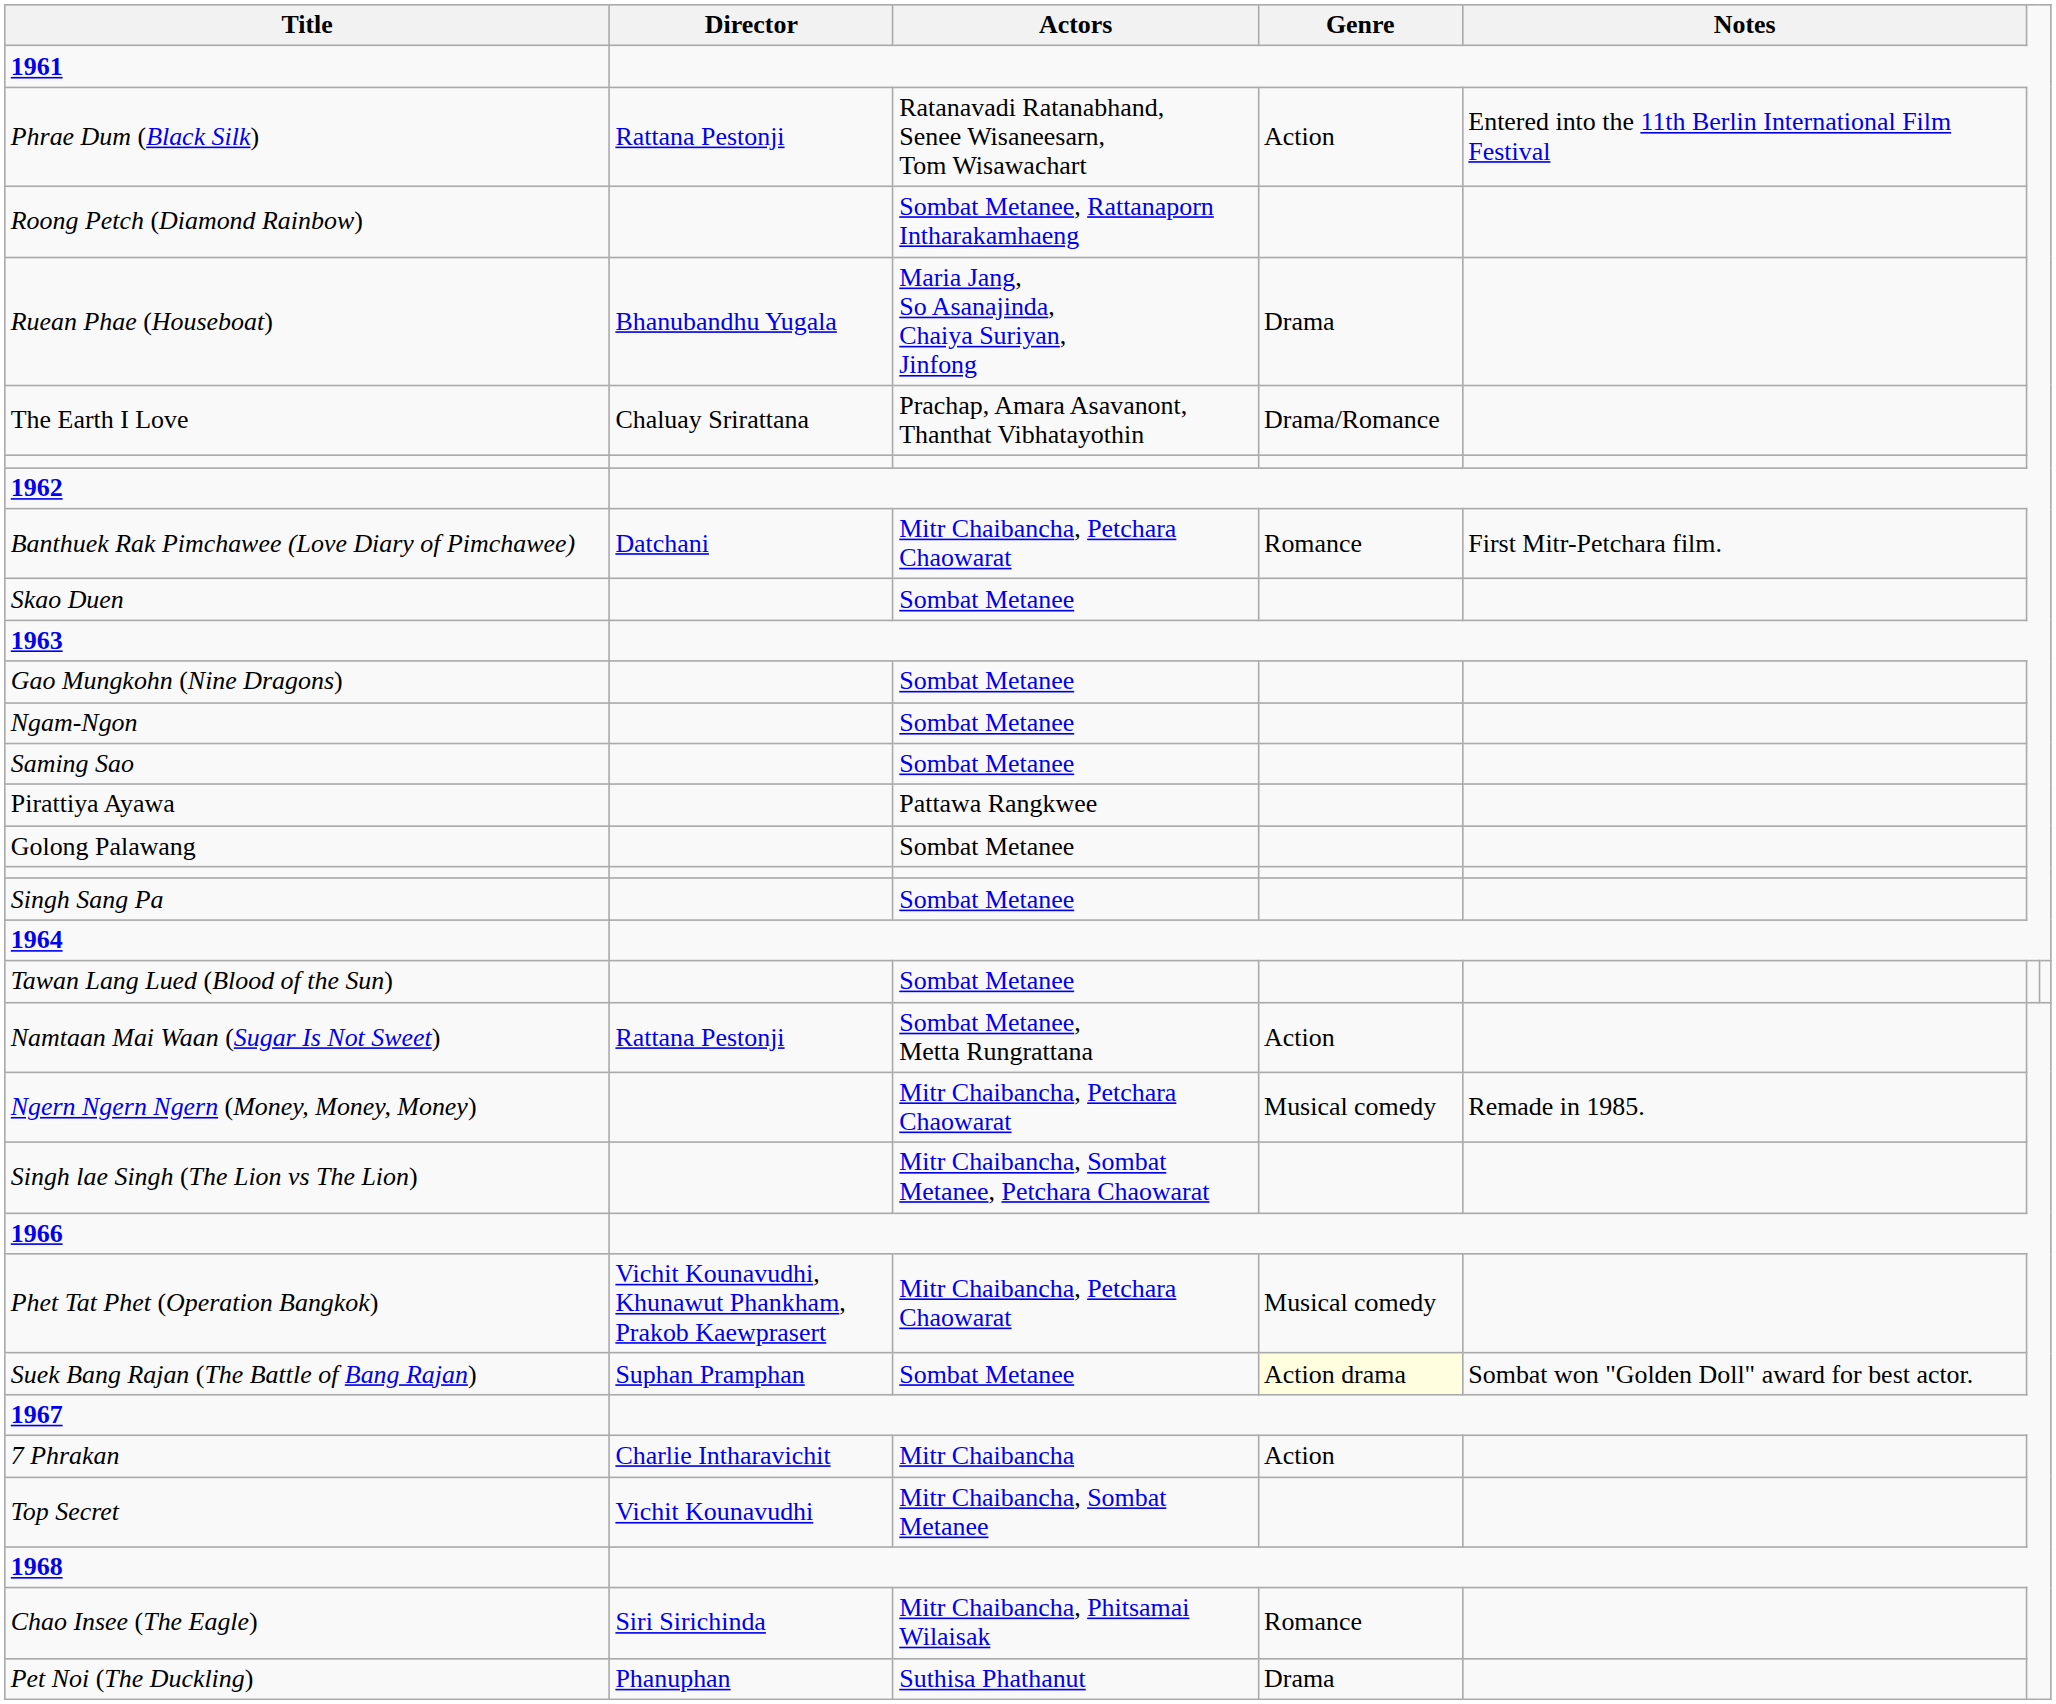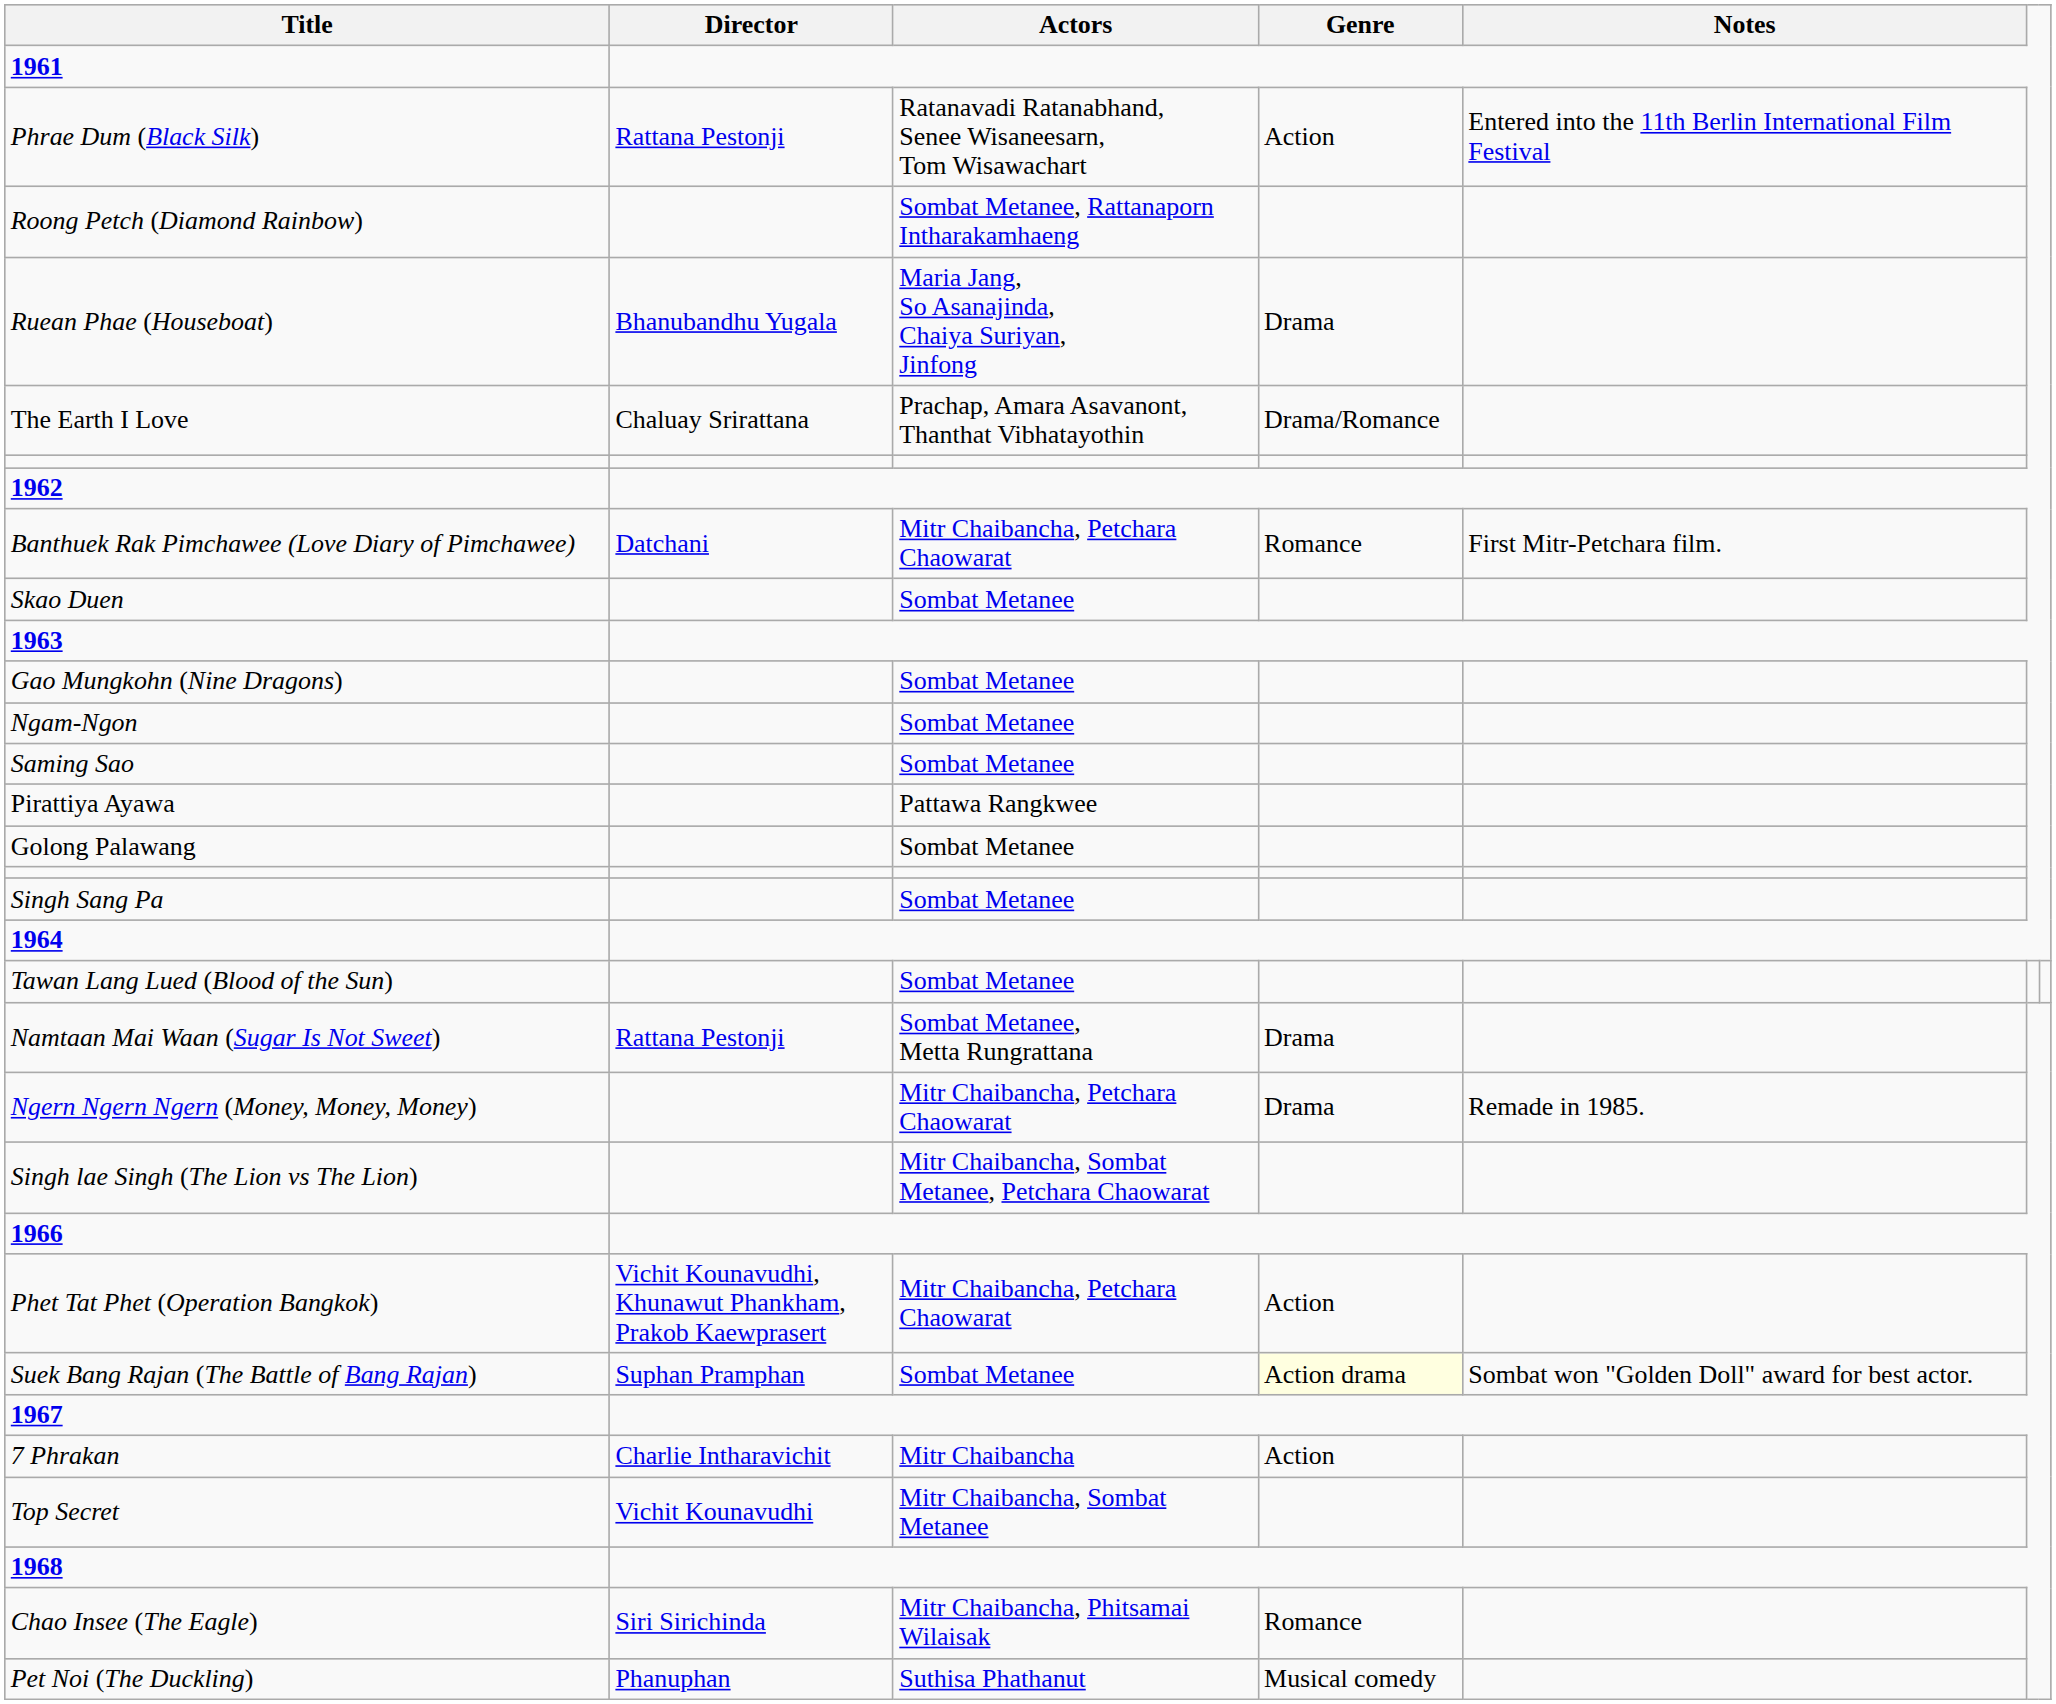(1299, 1036) Action -> (1299, 1036) Drama
(1350, 1107) Musical comedy -> (1299, 1107) Drama
(1350, 1303) Musical comedy -> (1299, 1303) Action
(1299, 1678) Drama -> (1350, 1678) Musical comedy
